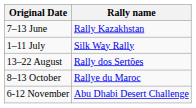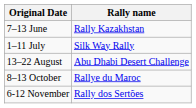(109, 61) Rally dos Sertões -> (131, 61) Abu Dhabi Desert Challenge
(131, 94) Abu Dhabi Desert Challenge -> (109, 94) Rally dos Sertões
